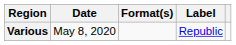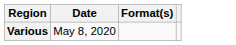- column: (201, 13)
